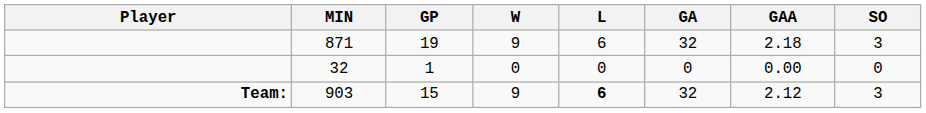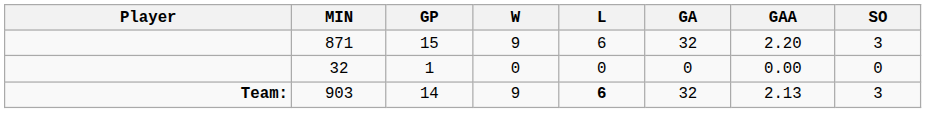(429, 43) 19 -> (429, 43) 15
(783, 43) 2.18 -> (783, 43) 2.20
(429, 94) 15 -> (429, 94) 14
(783, 94) 2.12 -> (783, 94) 2.13
